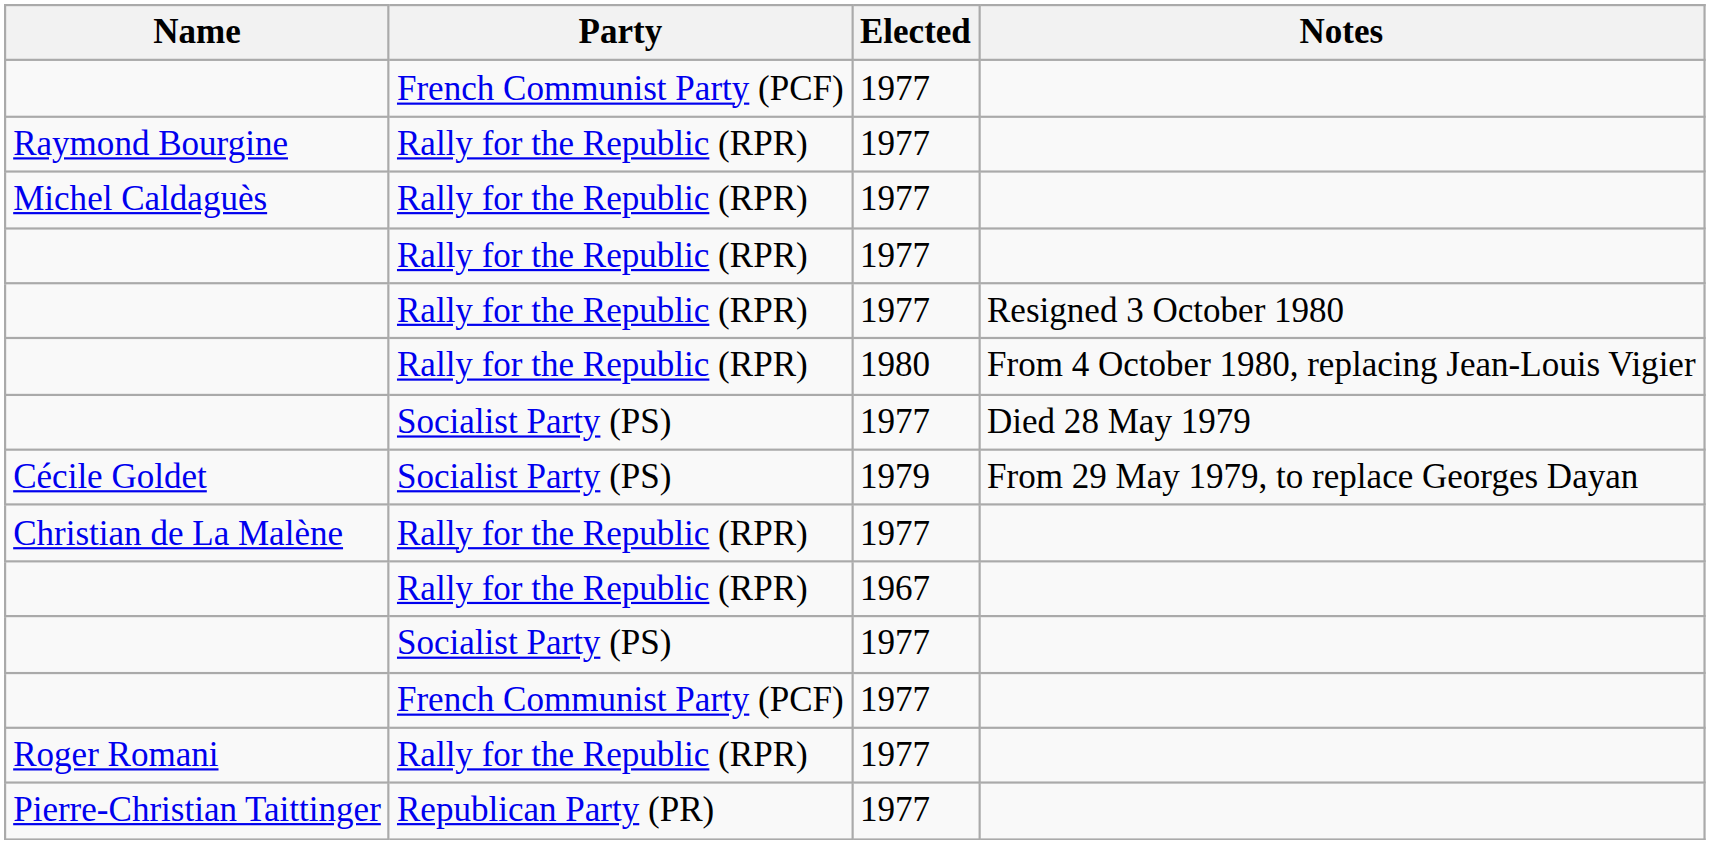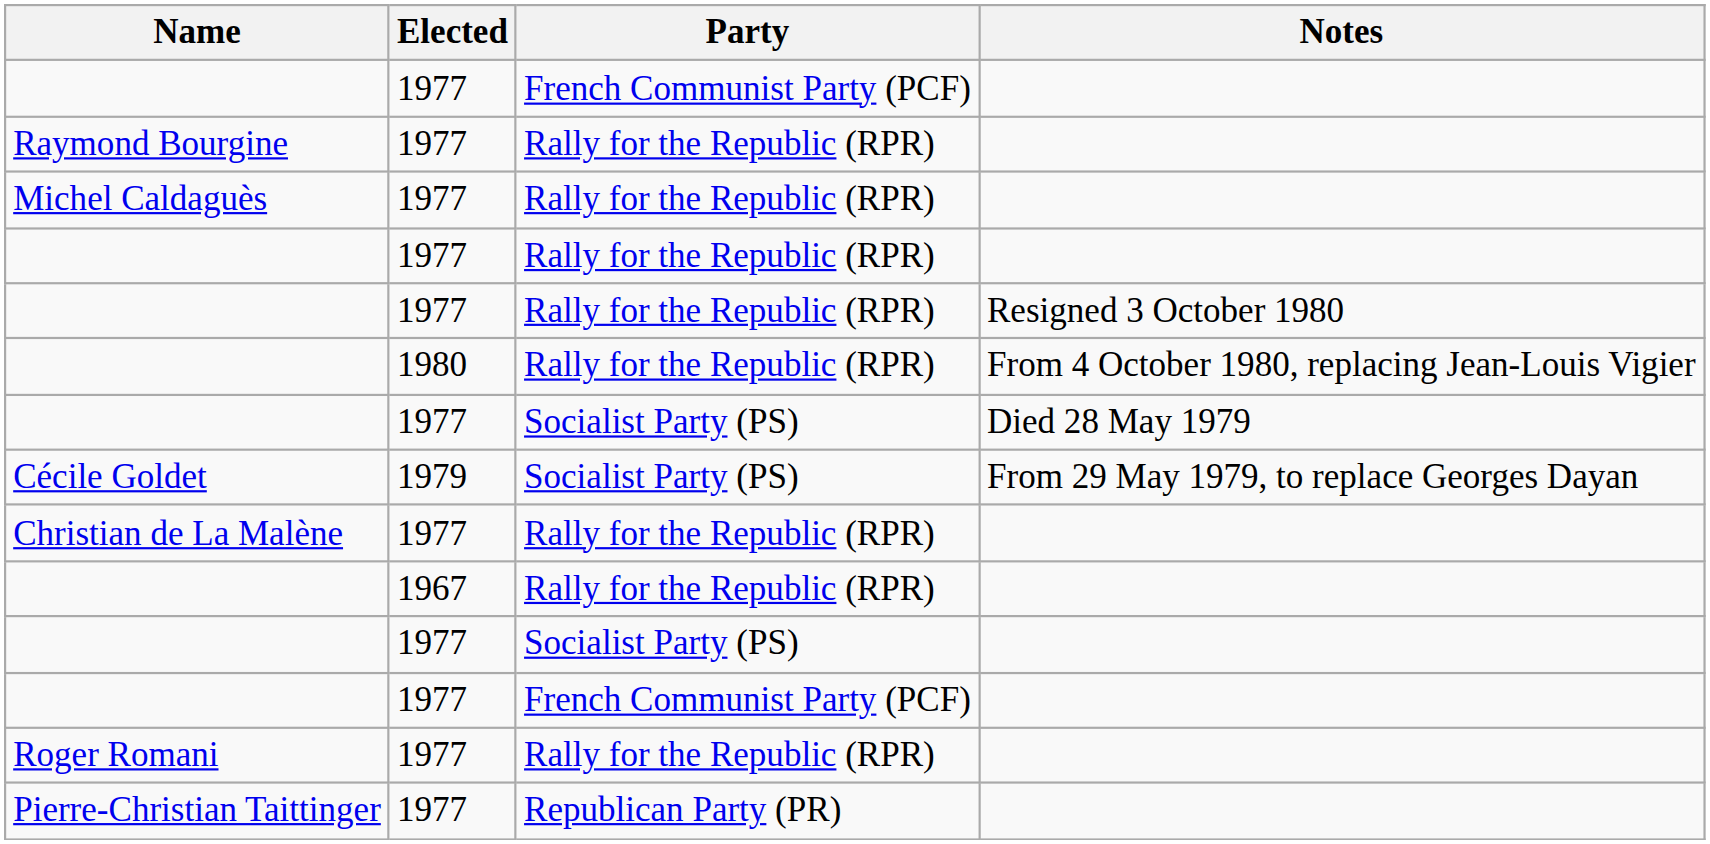columns swapped: (620, 32) <-> (915, 32)
